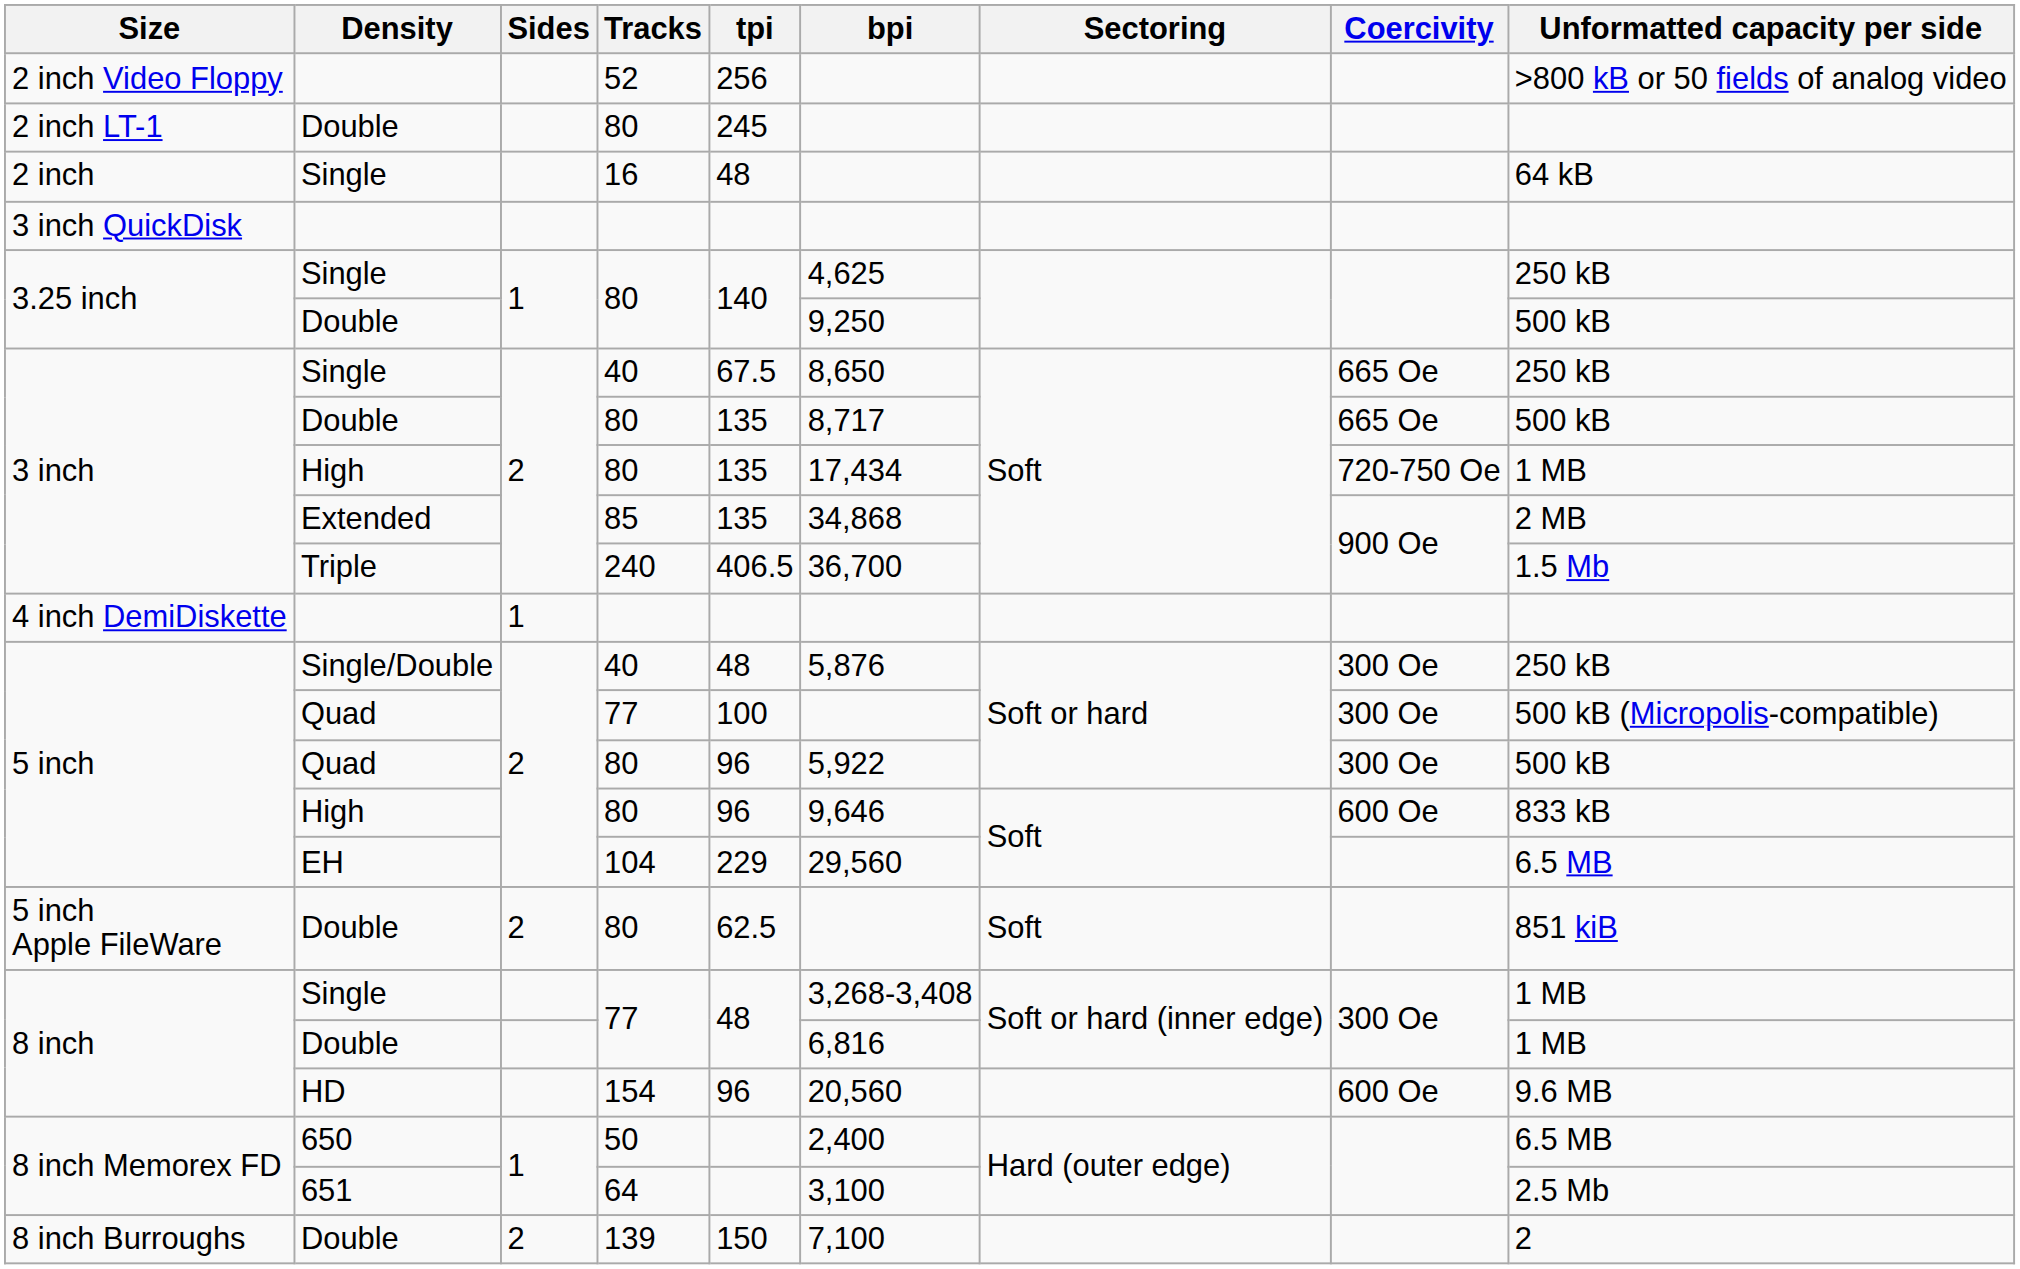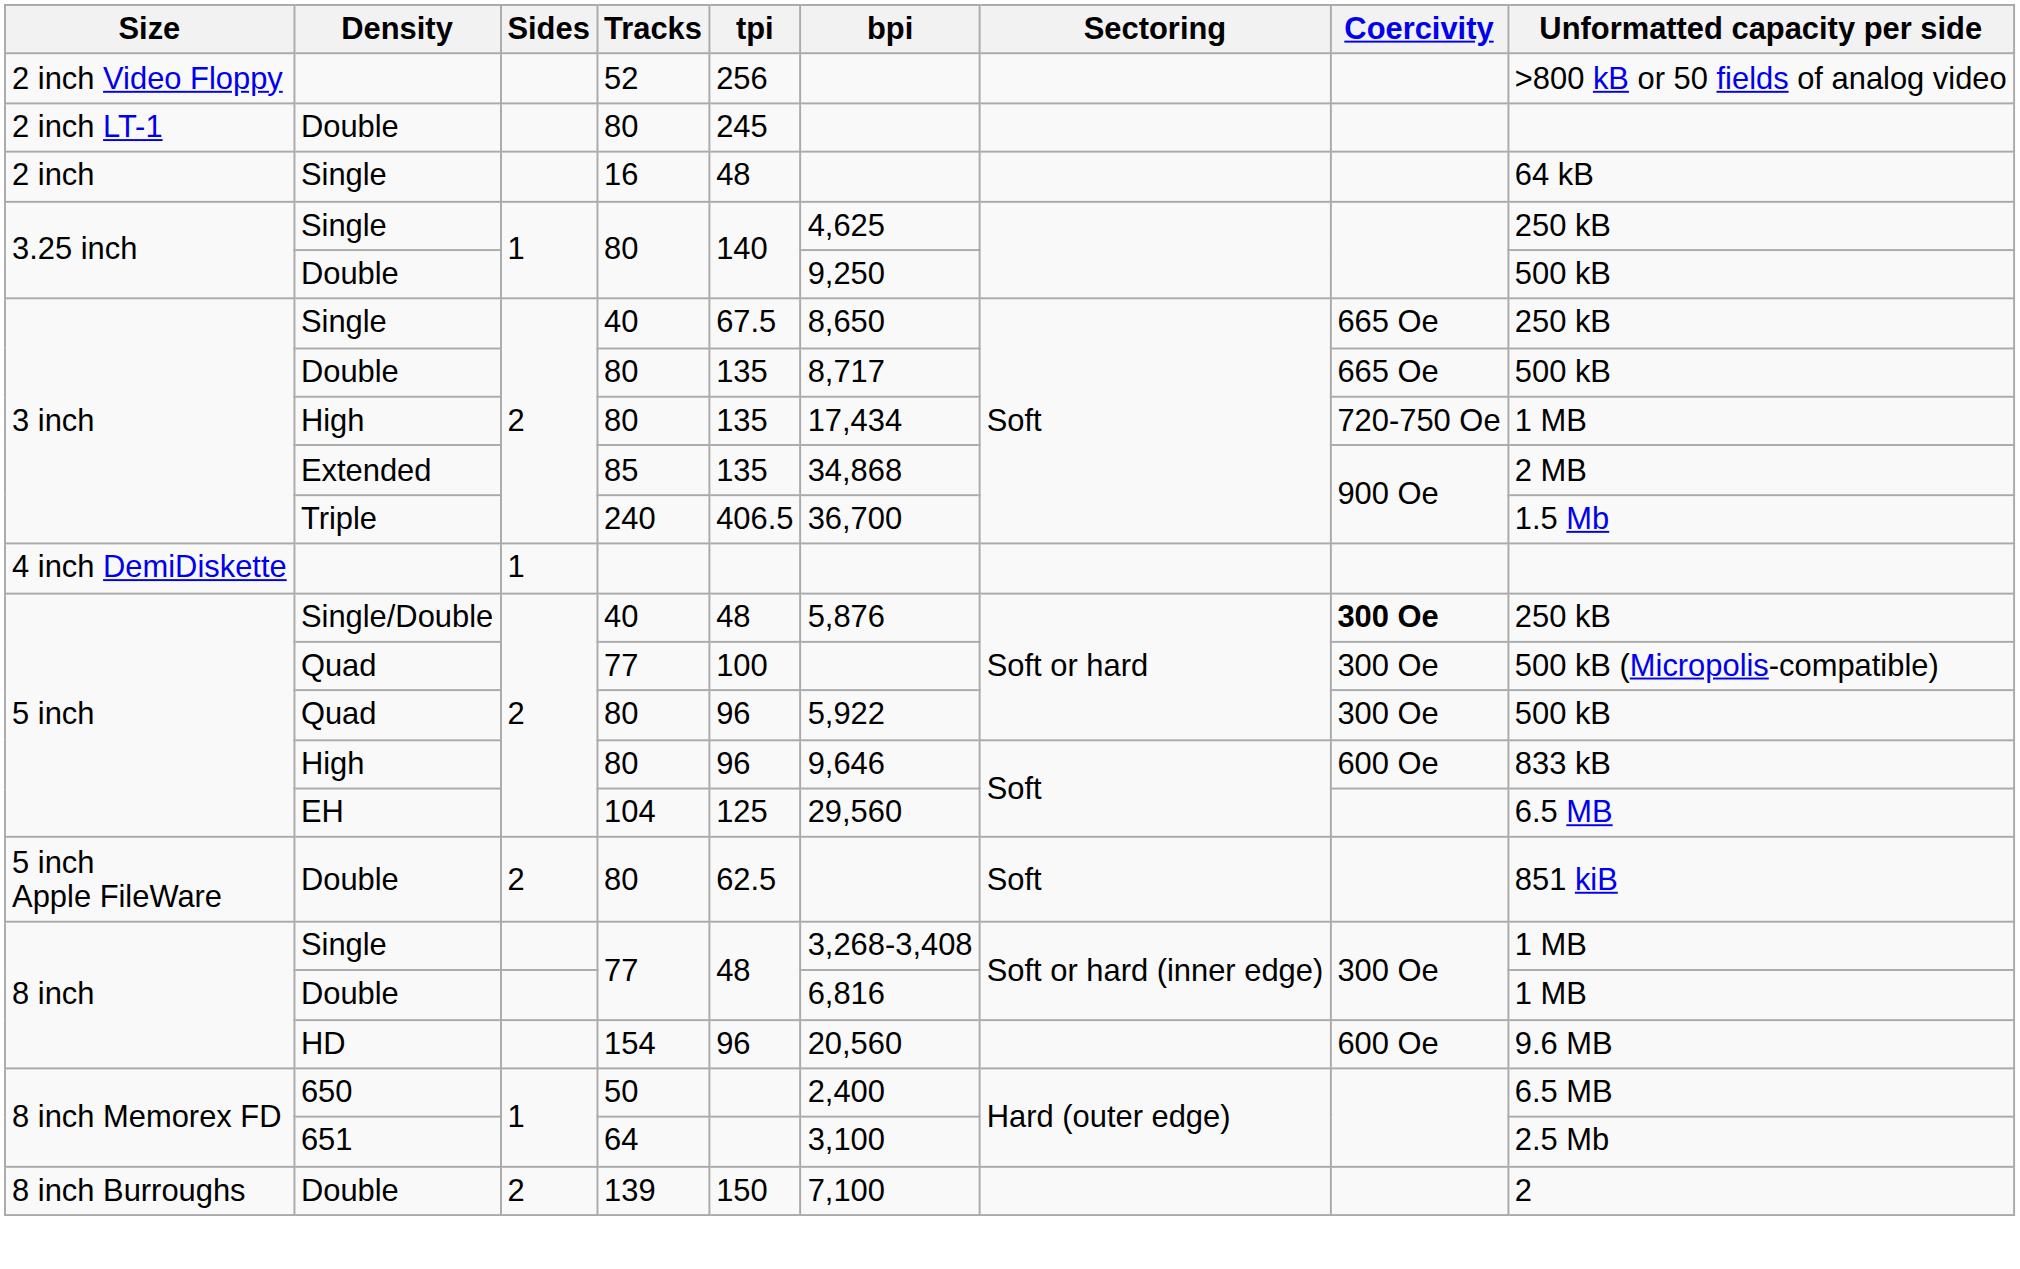- row: (127, 224)
(1388, 665) normal -> (1388, 616) bold
(742, 861) 229 -> (742, 812) 125
